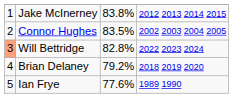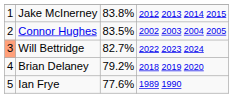(118, 48) 82.8% -> (118, 48) 82.7%
